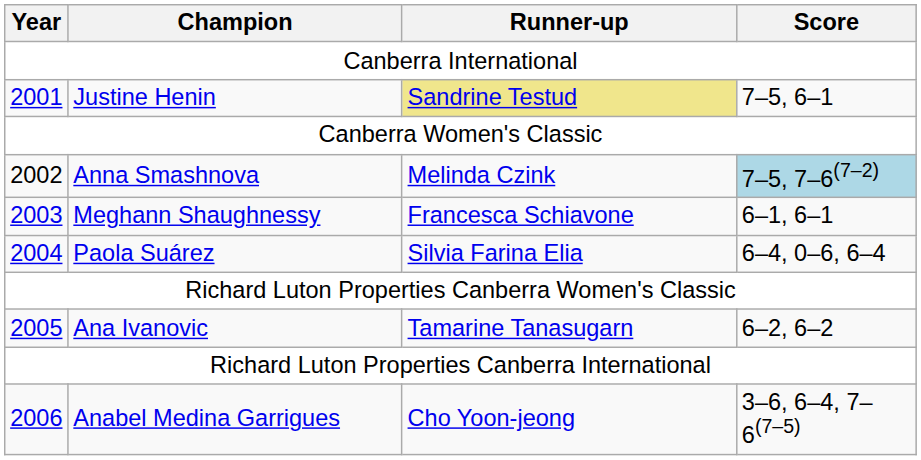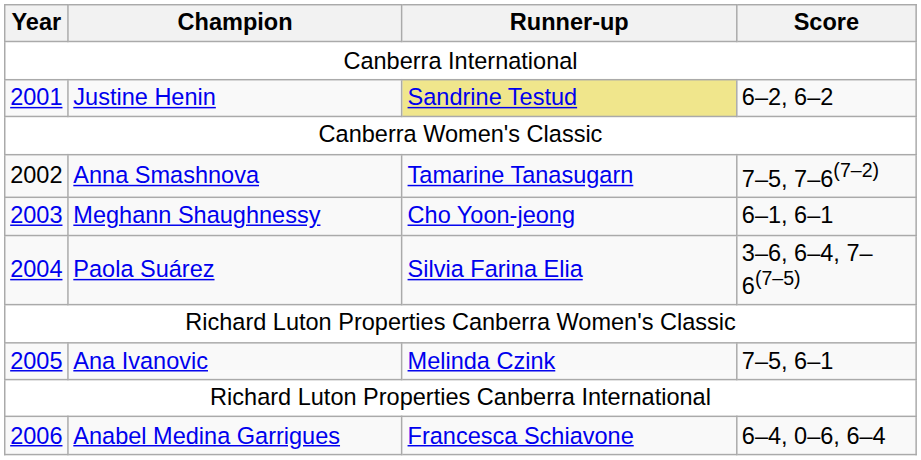(788, 97) 7–5, 6–1 -> (788, 97) 6–2, 6–2
(481, 175) Melinda Czink -> (520, 175) Tamarine Tanasugarn
(810, 175) lightblue background -> (810, 175) no background
(521, 216) Francesca Schiavone -> (491, 216) Cho Yoon-jeong
(814, 253) 6–4, 0–6, 6–4 -> (807, 269) 3–6, 6–4, 7–6(7–5)
(520, 327) Tamarine Tanasugarn -> (481, 360) Melinda Czink
(788, 327) 6–2, 6–2 -> (788, 360) 7–5, 6–1
(491, 418) Cho Yoon-jeong -> (521, 435) Francesca Schiavone
(807, 418) 3–6, 6–4, 7–6(7–5) -> (814, 435) 6–4, 0–6, 6–4
